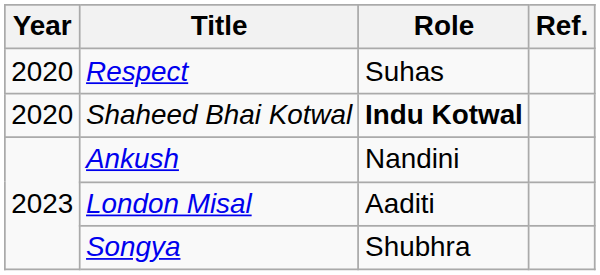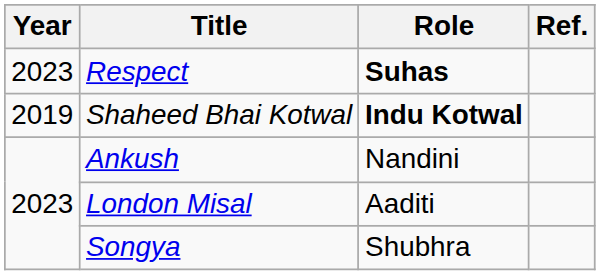(42, 70) 2020 -> (42, 70) 2023
(405, 70) normal -> (407, 70) bold
(42, 114) 2020 -> (42, 114) 2019
